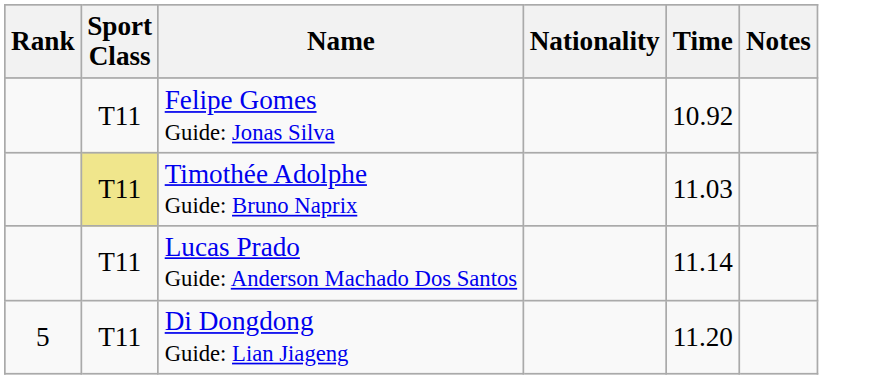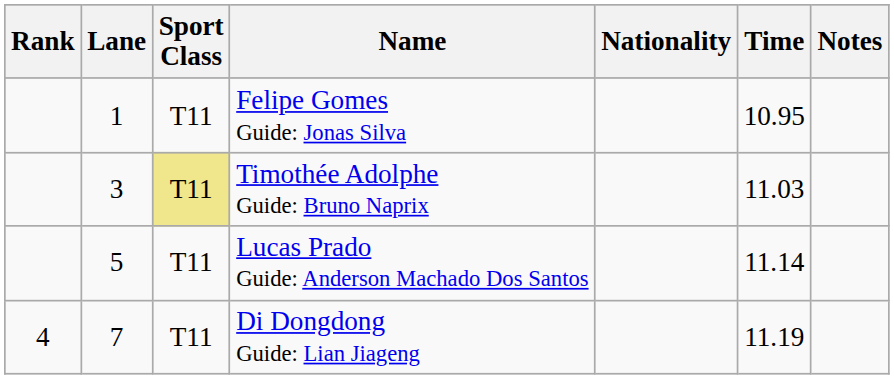+ column: (117, 41)
(703, 115) 10.92 -> (774, 115) 10.95
(43, 336) 5 -> (43, 336) 4
(703, 336) 11.20 -> (774, 336) 11.19
